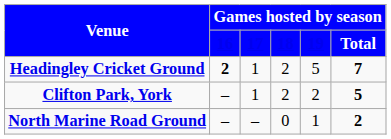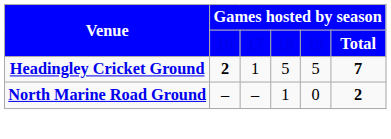(285, 69) 2 -> (285, 69) 5
- row: (107, 95)
(285, 120) 0 -> (285, 95) 1
(316, 120) 1 -> (316, 95) 0
